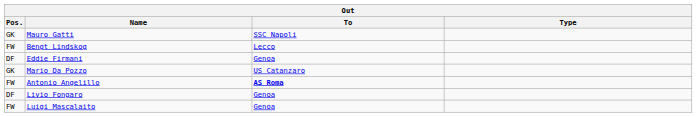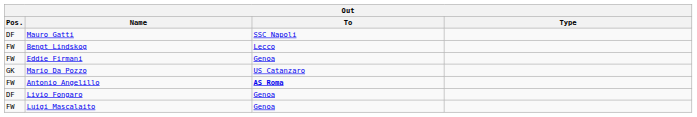(10, 34) GK -> (10, 34) DF
(10, 58) DF -> (10, 58) FW
